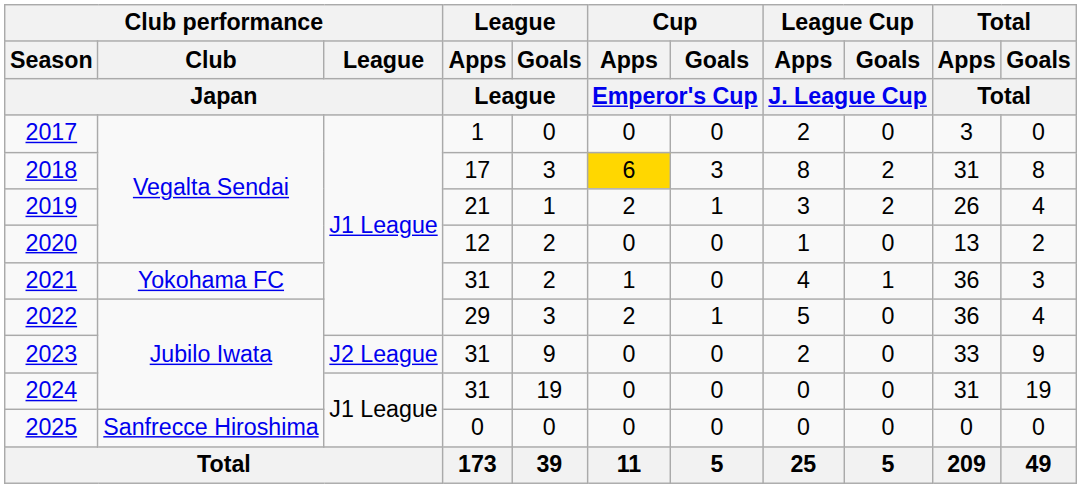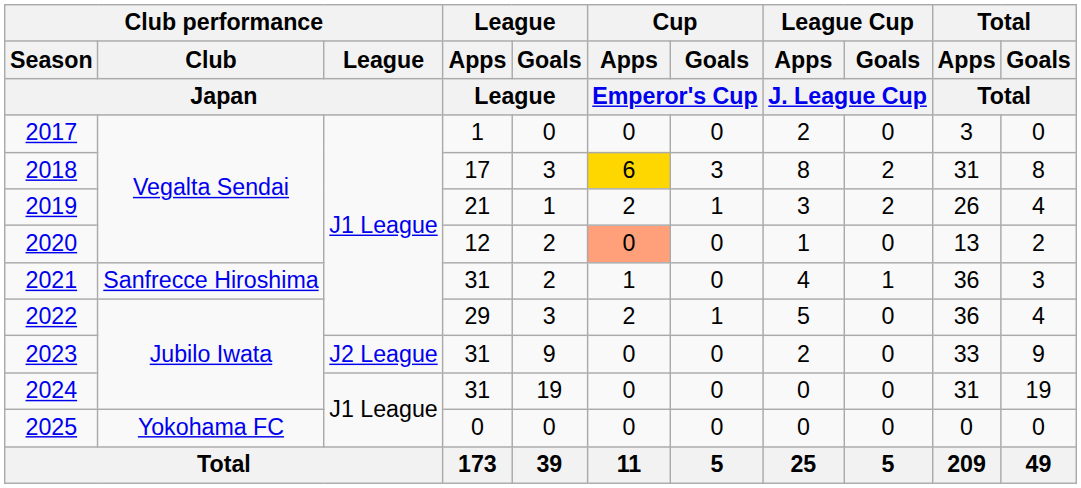(629, 243) no background -> (629, 243) lightsalmon background
(211, 280) Yokohama FC -> (211, 280) Sanfrecce Hiroshima
(211, 427) Sanfrecce Hiroshima -> (211, 427) Yokohama FC
